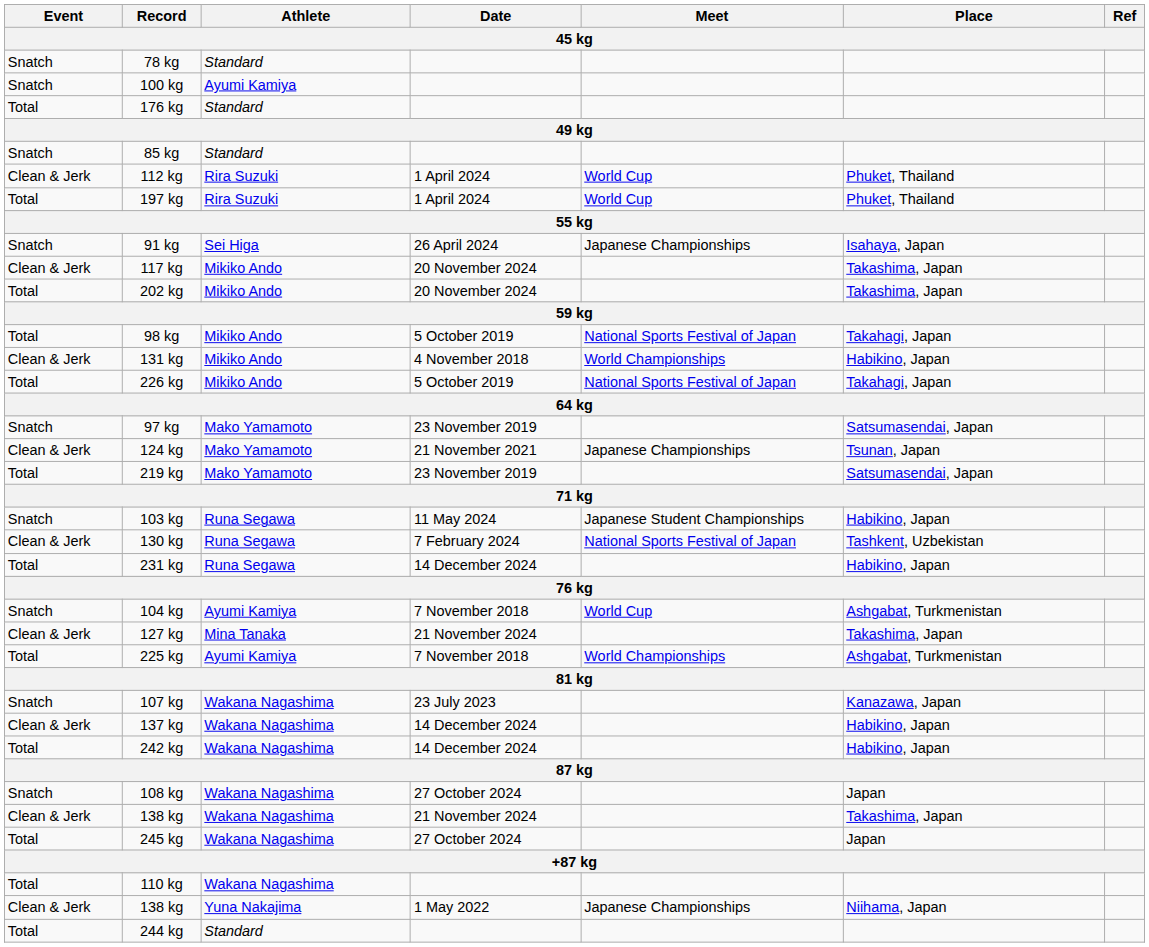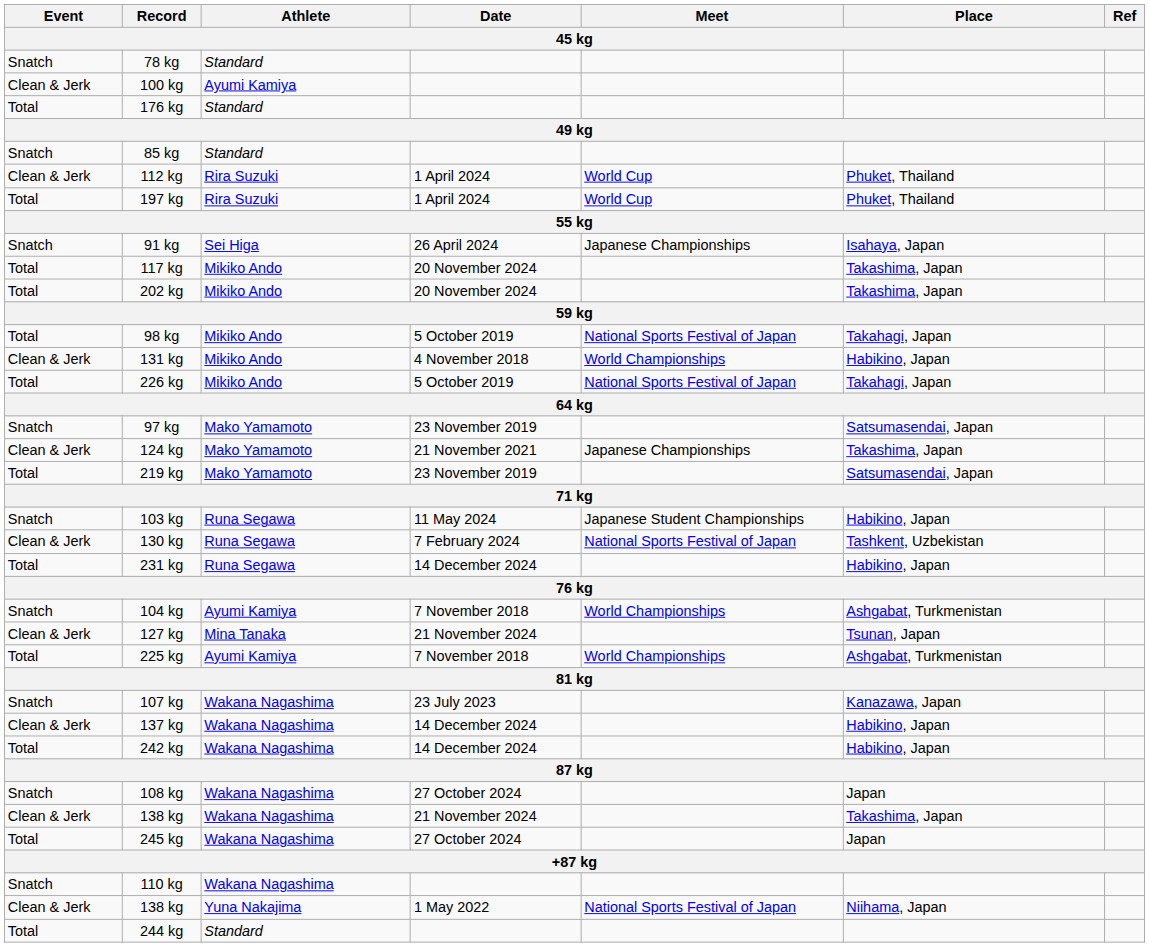(30, 85) Snatch -> (49, 85) Clean & Jerk
(49, 268) Clean & Jerk -> (23, 268) Total
(893, 450) Tsunan, Japan -> (904, 450) Takashima, Japan
(618, 610) World Cup -> (655, 610) World Championships
(904, 633) Takashima, Japan -> (893, 633) Tsunan, Japan
(23, 885) Total -> (30, 885) Snatch
(667, 908) Japanese Championships -> (690, 908) National Sports Festival of Japan
